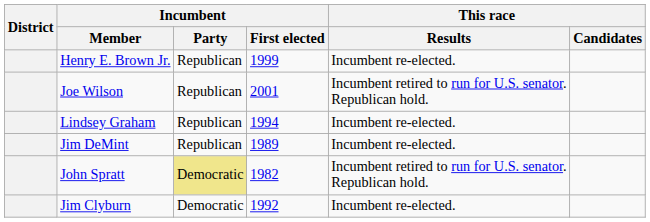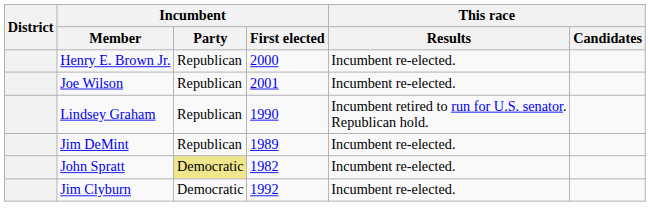(264, 60) 1999 -> (264, 60) 2000
(449, 91) Incumbent retired to run for U.S. senator. Republican hold. -> (393, 83) Incumbent re-elected.
(264, 122) 1994 -> (264, 114) 1990
(393, 122) Incumbent re-elected. -> (449, 114) Incumbent retired to run for U.S. senator. Republican hold.
(449, 175) Incumbent retired to run for U.S. senator. Republican hold. -> (393, 167) Incumbent re-elected.
